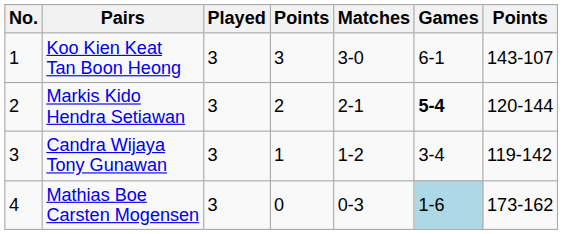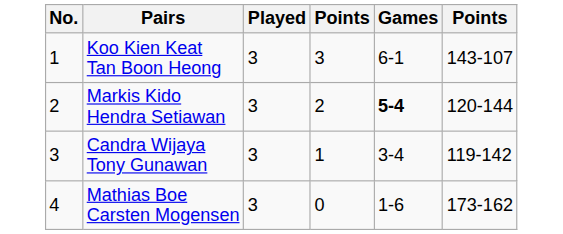- column: (374, 18)
(431, 204) lightblue background -> (391, 204) no background
